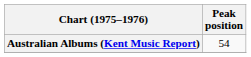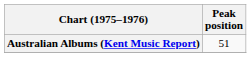(224, 43) 54 -> (224, 43) 51
